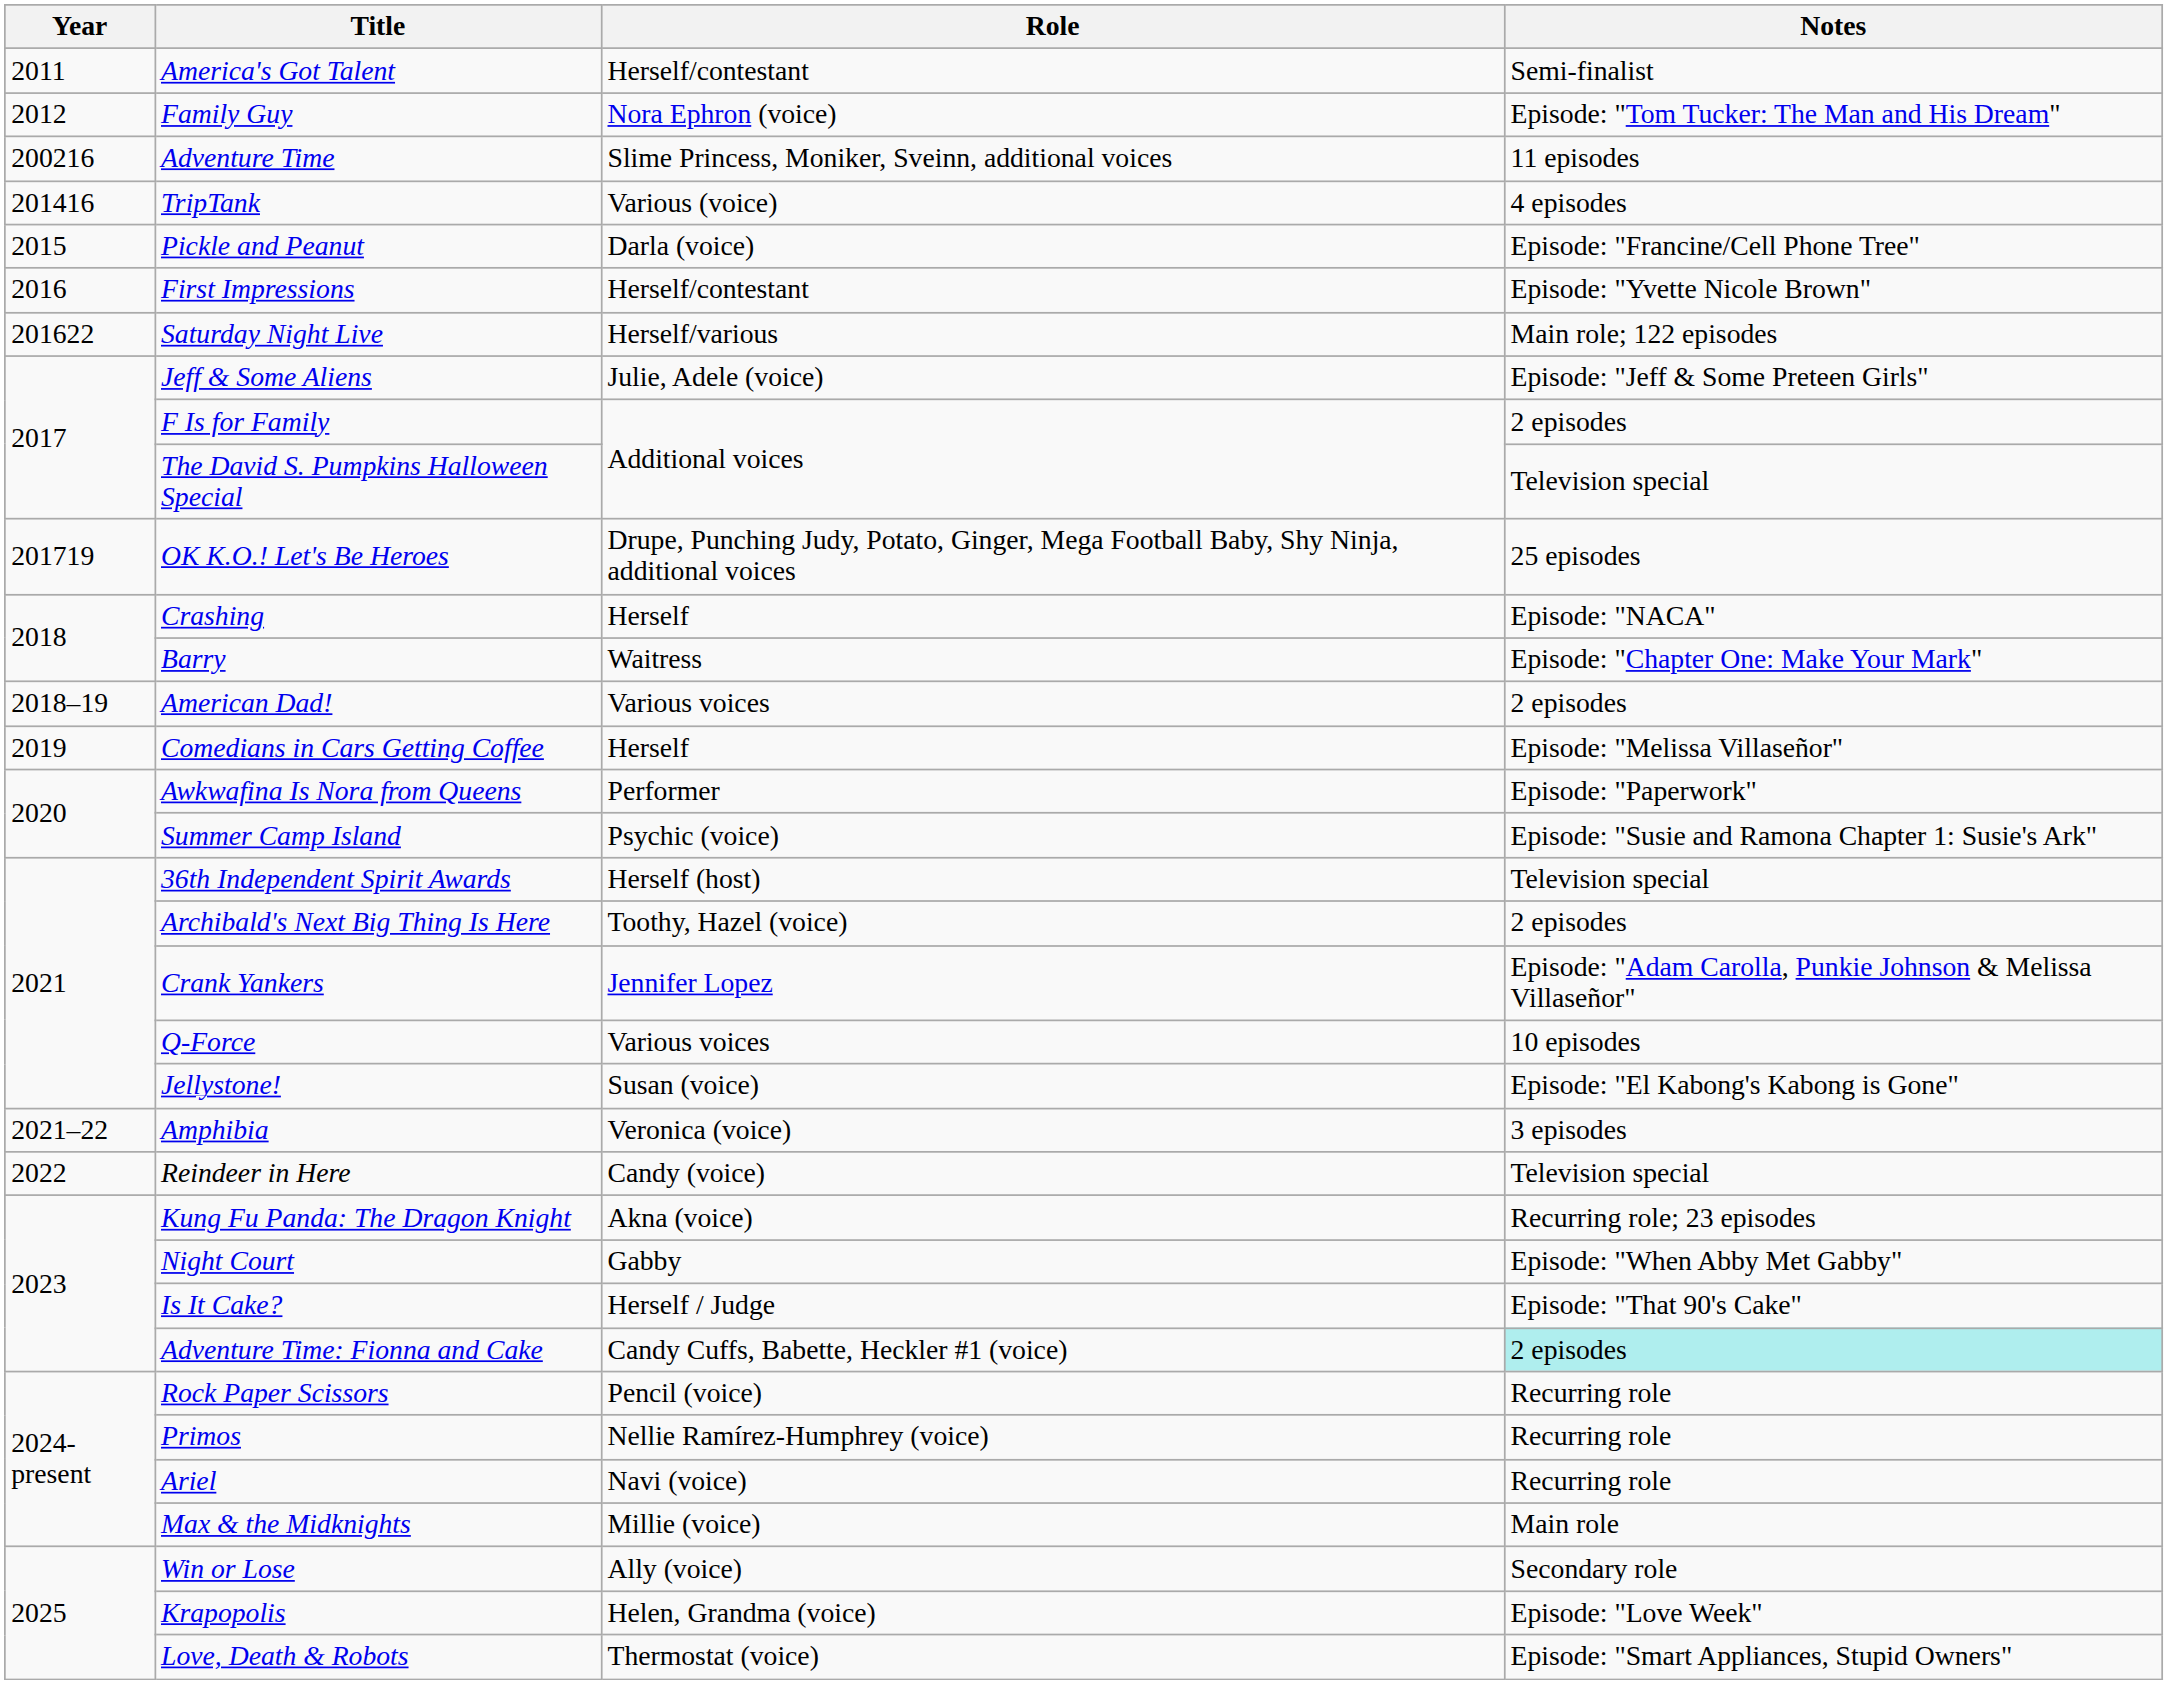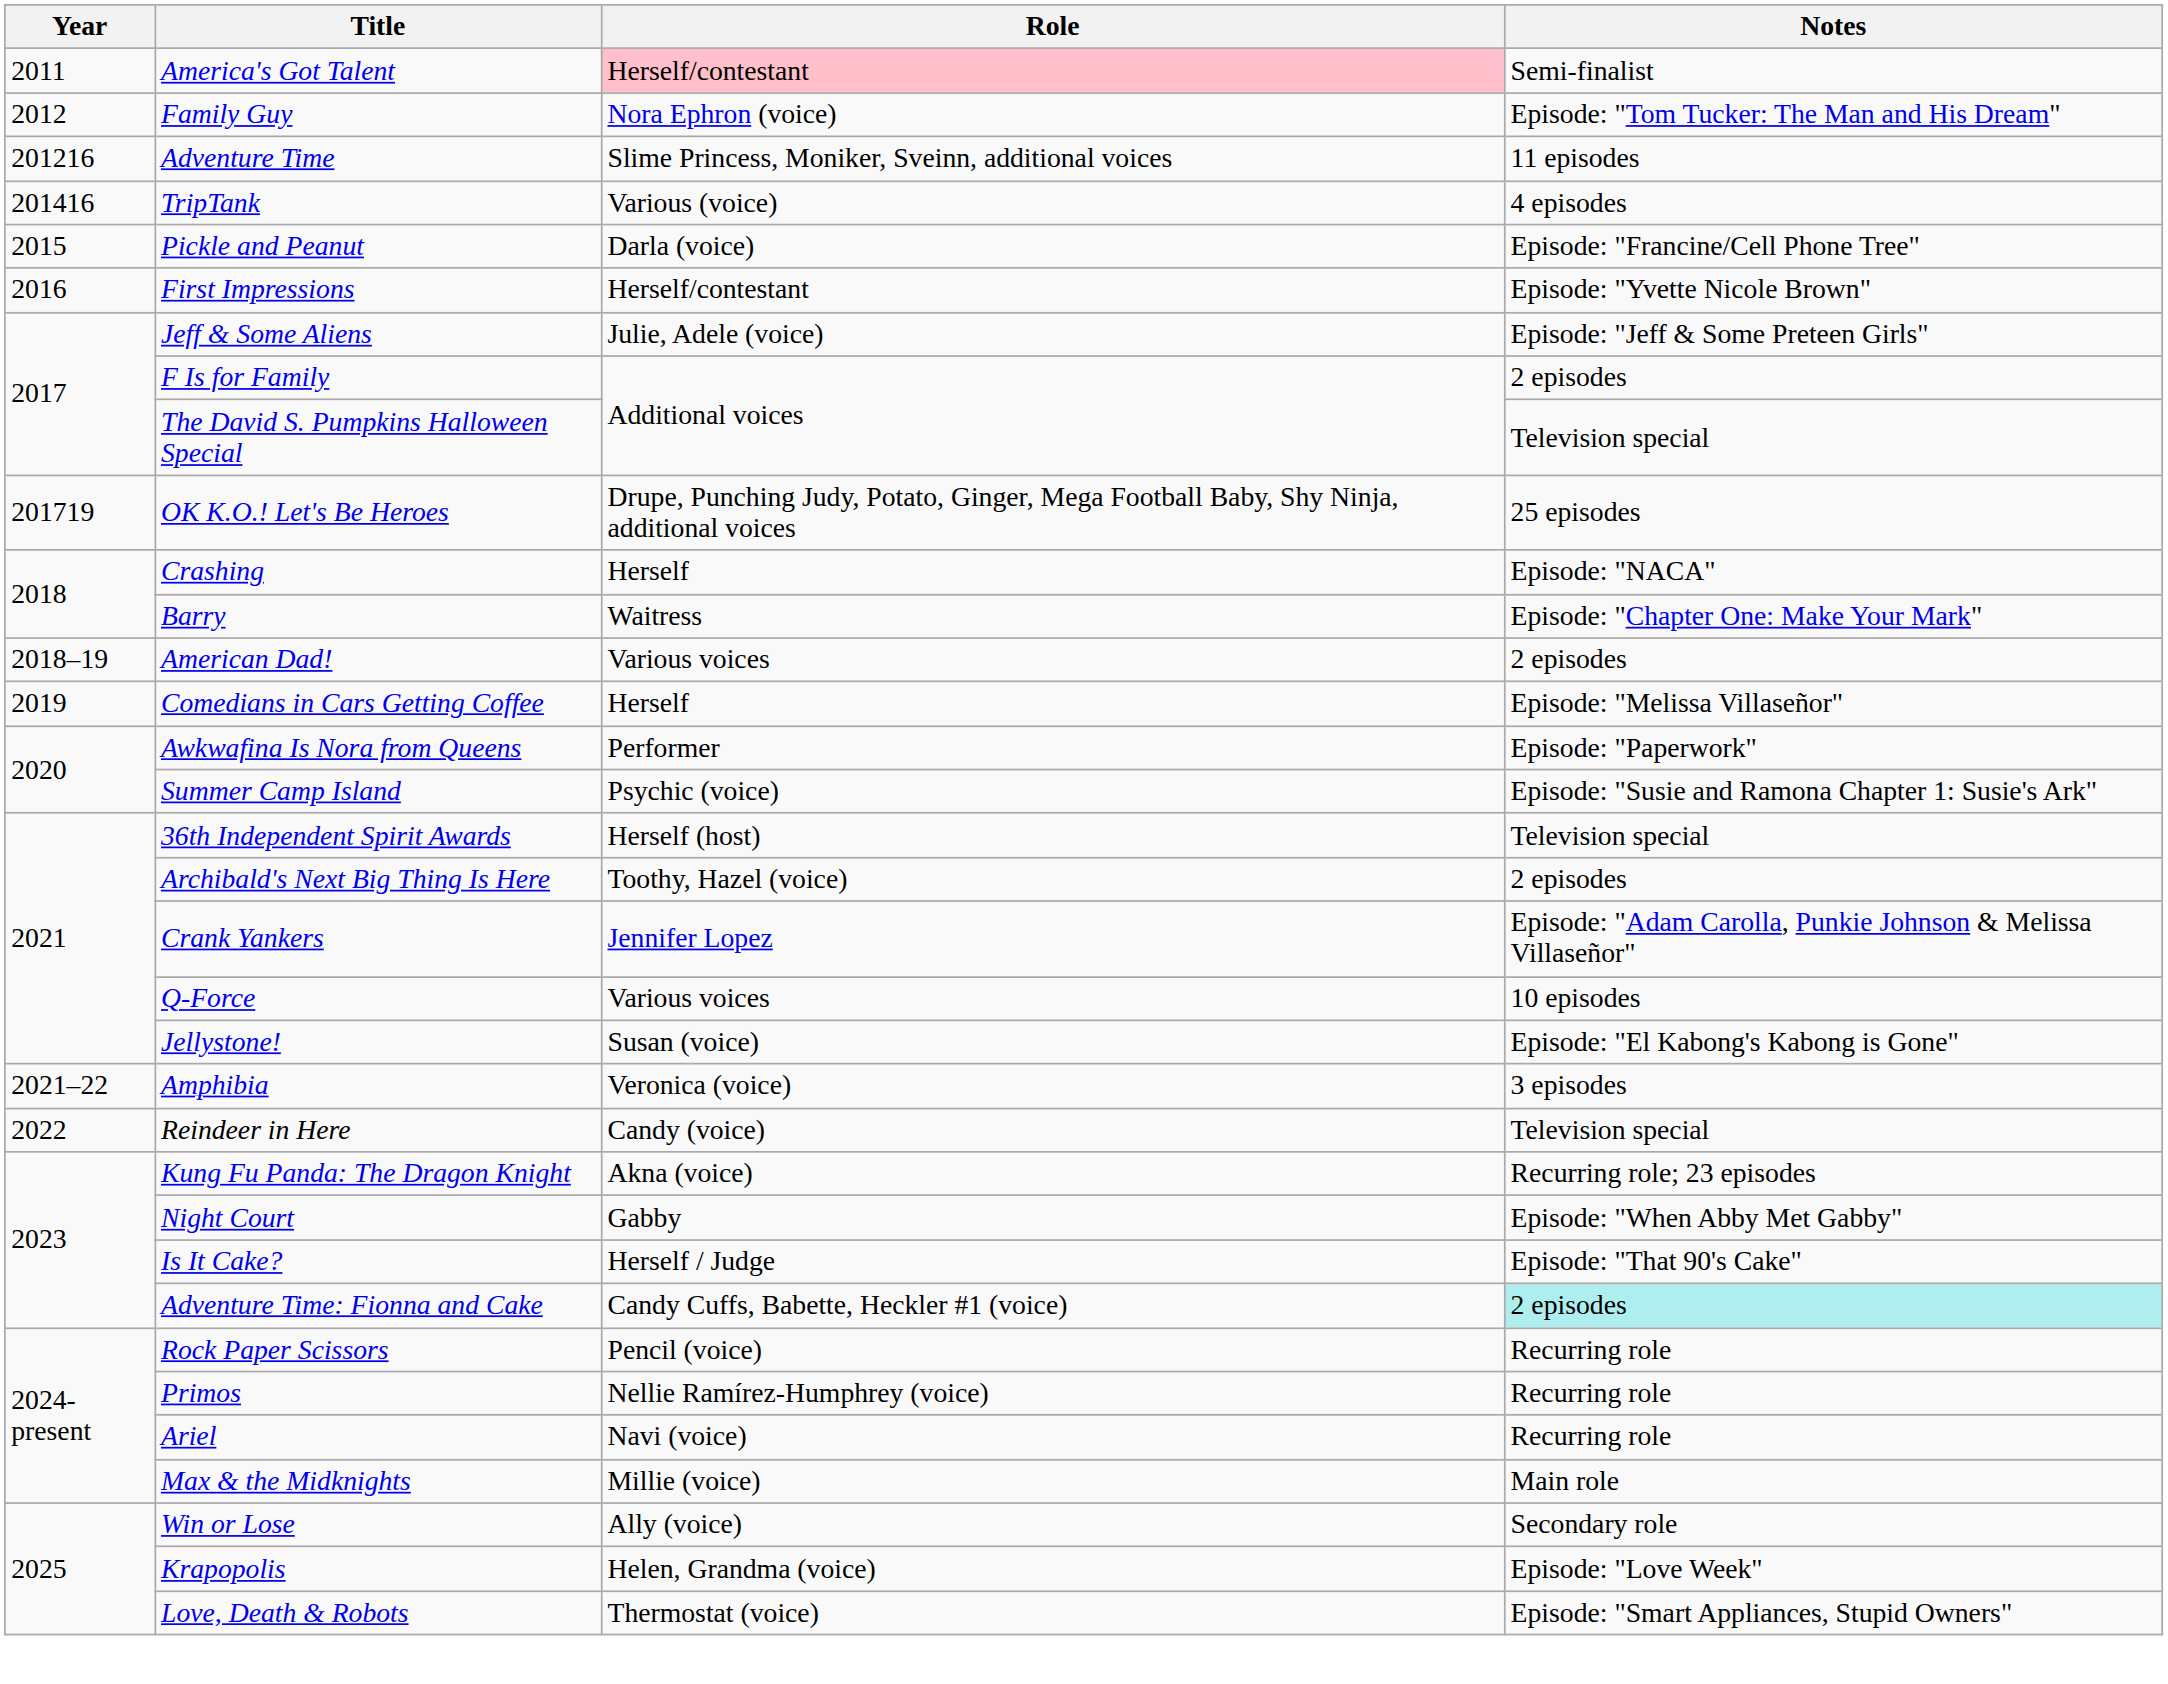(708, 70) no background -> (708, 70) pink background
(53, 158) 200216 -> (53, 158) 201216
- row: (272, 333)
